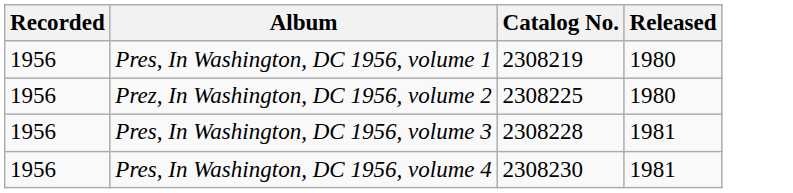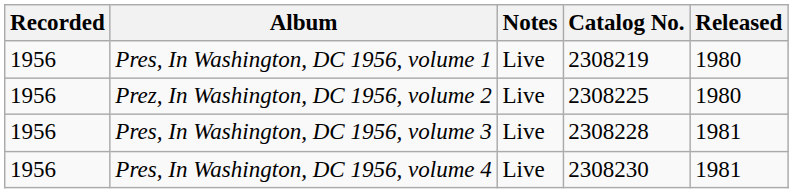+ column: (530, 22)
